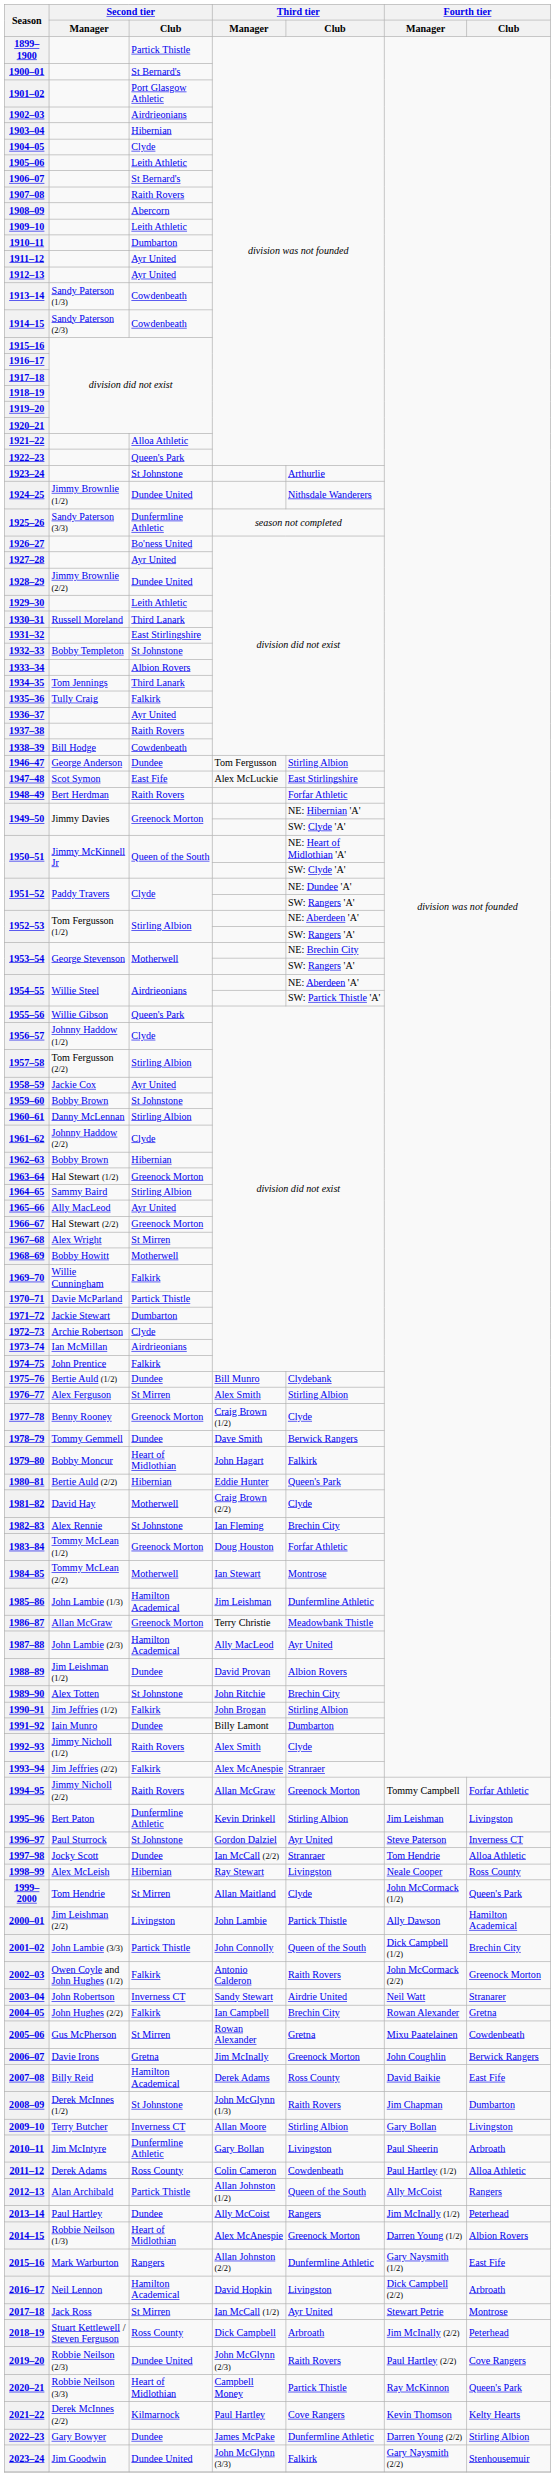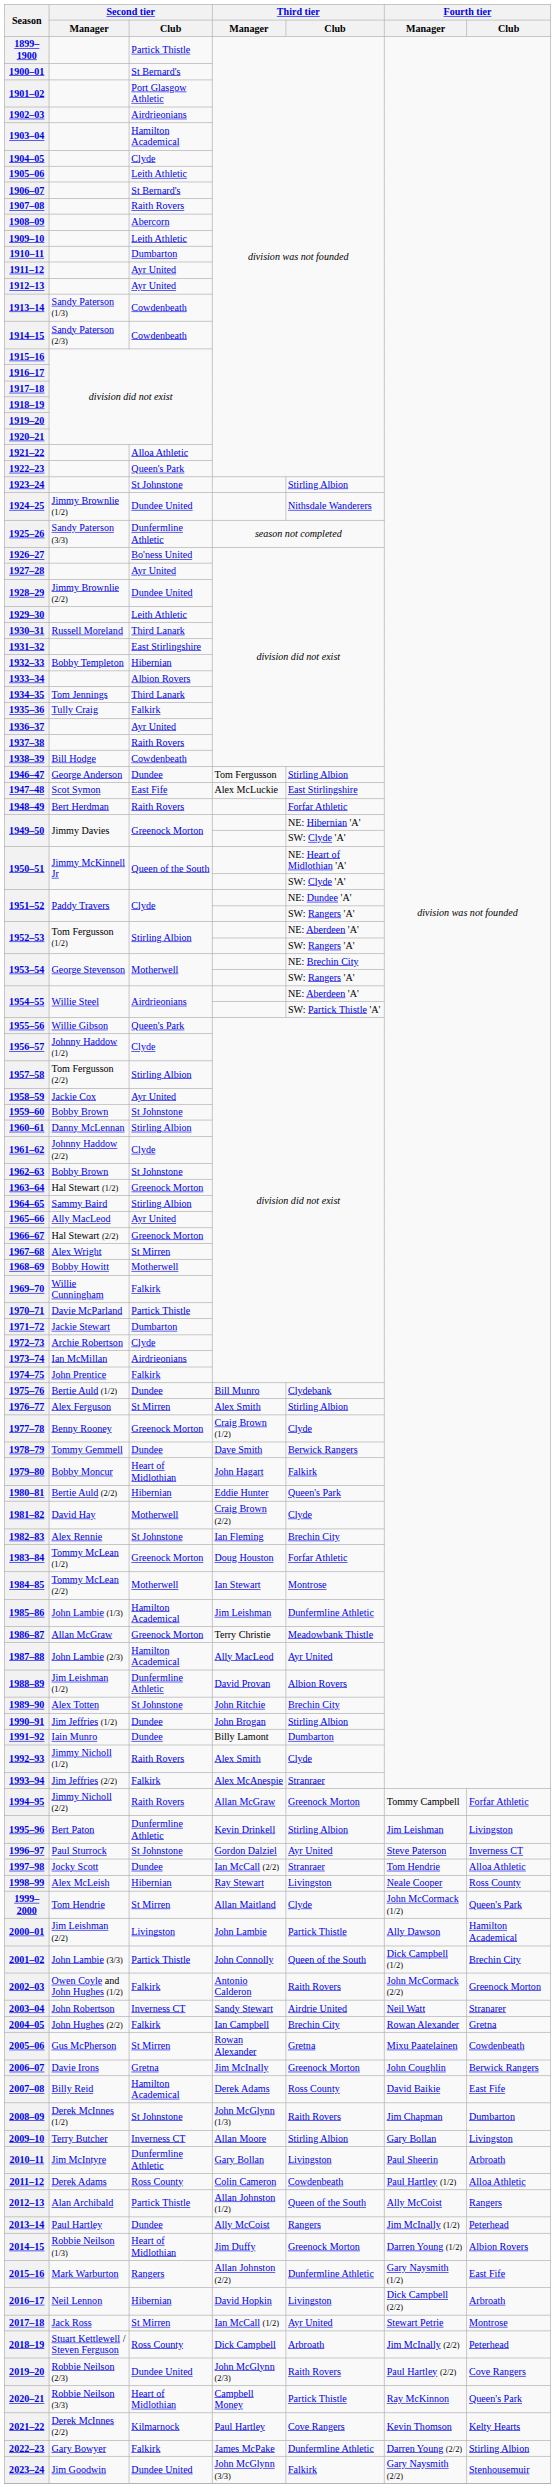(152, 131) Hibernian -> (155, 136) Hamilton Academical
(306, 473) Arthurlie -> (318, 484) Stirling Albion
(157, 651) St Johnstone -> (152, 662) Hibernian
(152, 1160) Hibernian -> (157, 1171) St Johnstone
(147, 1672) Dundee -> (157, 1683) Dunfermline Athletic
(146, 1710) Falkirk -> (147, 1721) Dundee
(249, 2235) Alex McAnespie -> (235, 2246) Jim Duffy
(155, 2290) Hamilton Academical -> (152, 2301) Hibernian
(147, 2437) Dundee -> (146, 2448) Falkirk
